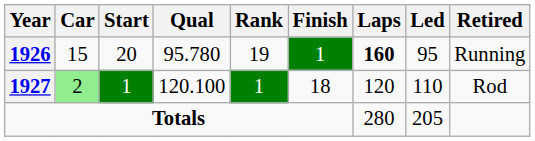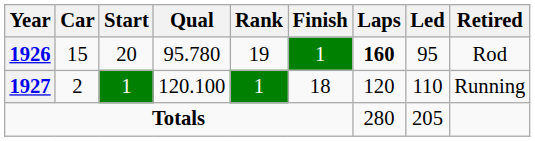(490, 53) Running -> (490, 53) Rod
(77, 86) lightgreen background -> (77, 86) no background
(490, 86) Rod -> (490, 86) Running
